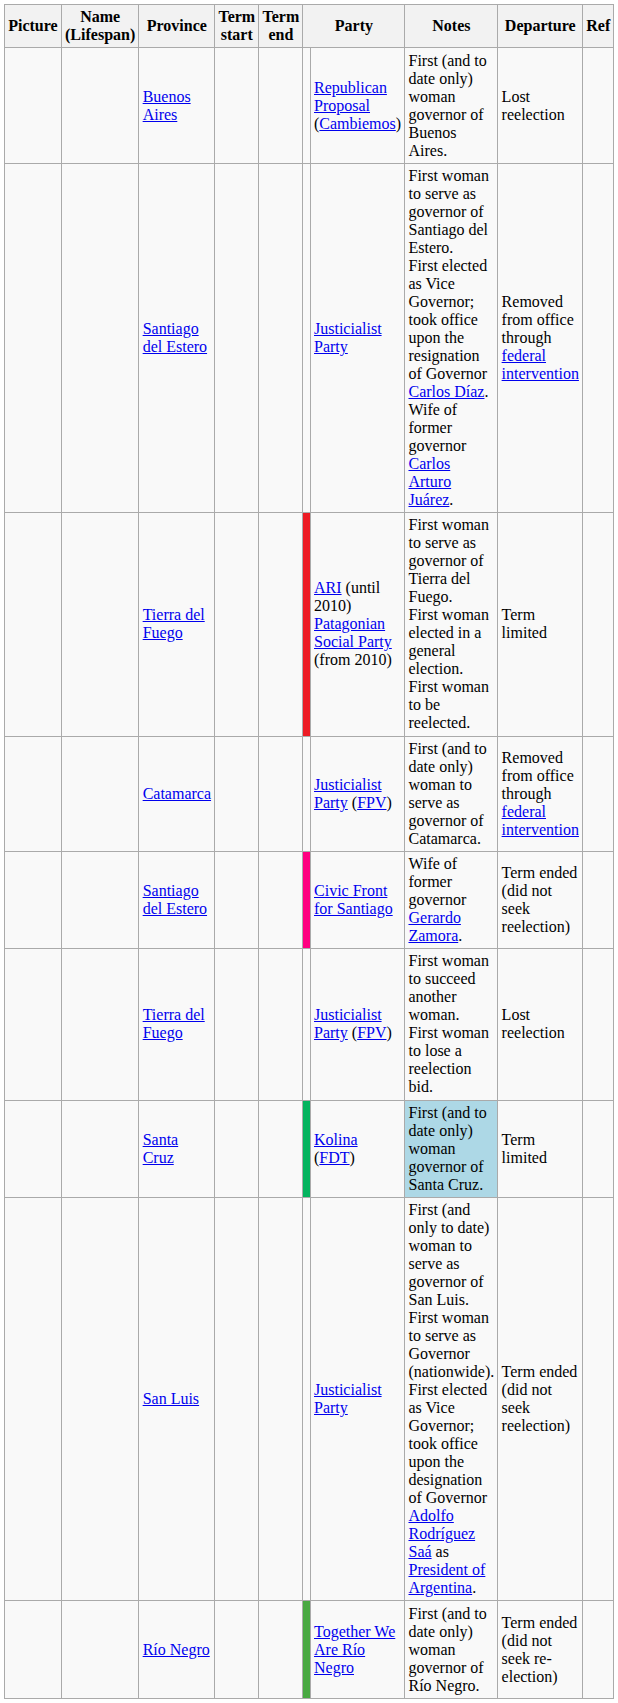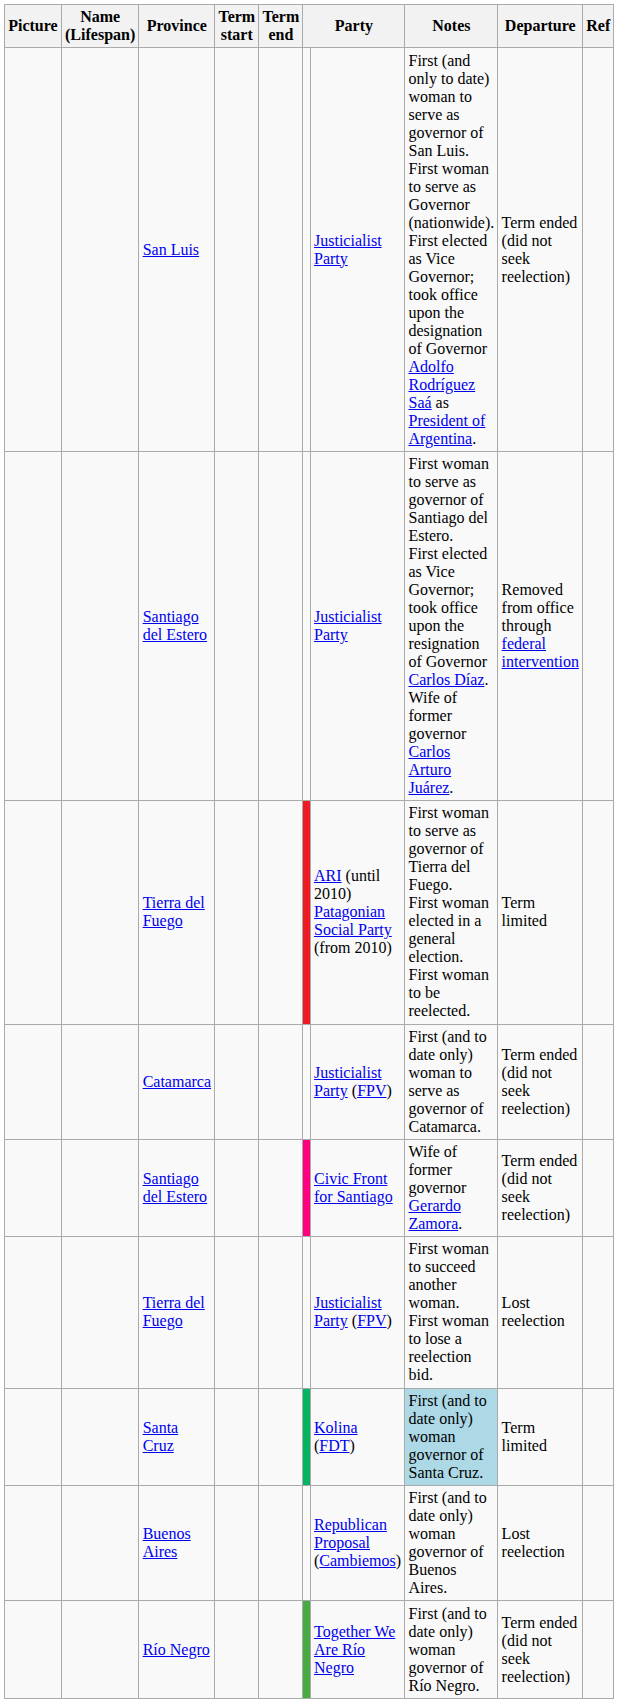rows swapped: (33, 1399) <-> (33, 106)
(540, 793) Removed from office through federal intervention -> (539, 1081) Term ended (did not seek reelection)
(539, 1649) Term ended (did not seek re-election) -> (539, 1649) Term ended (did not seek reelection)
